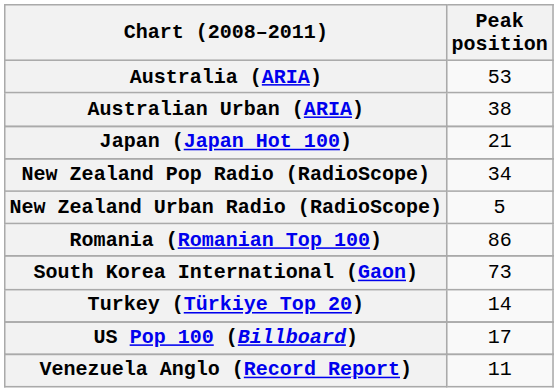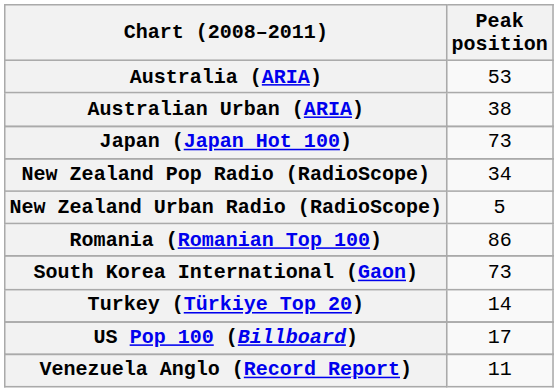(500, 142) 21 -> (500, 142) 73
